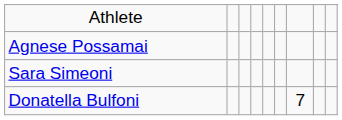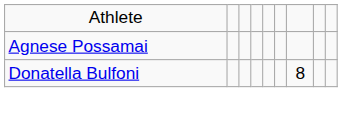- row: (60, 73)
(300, 100) 7 -> (300, 73) 8
